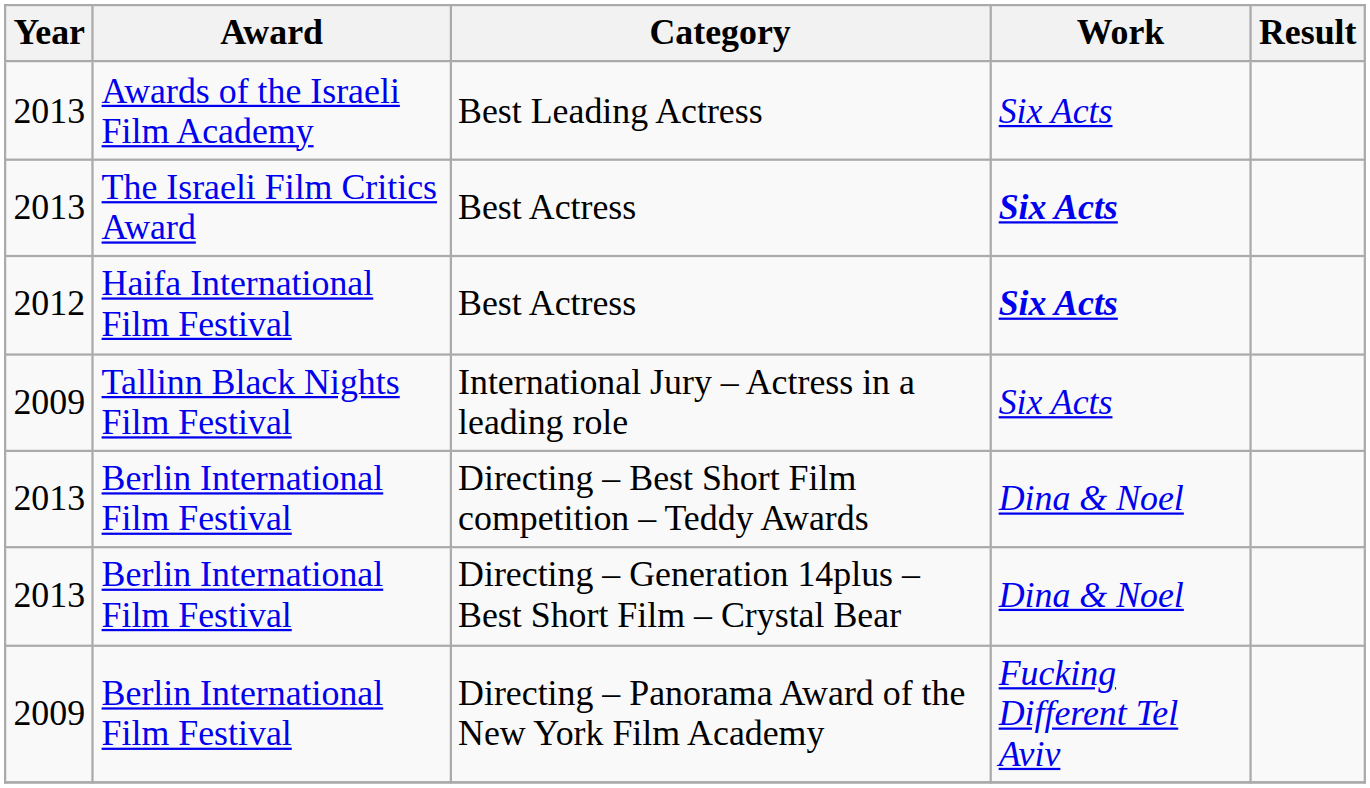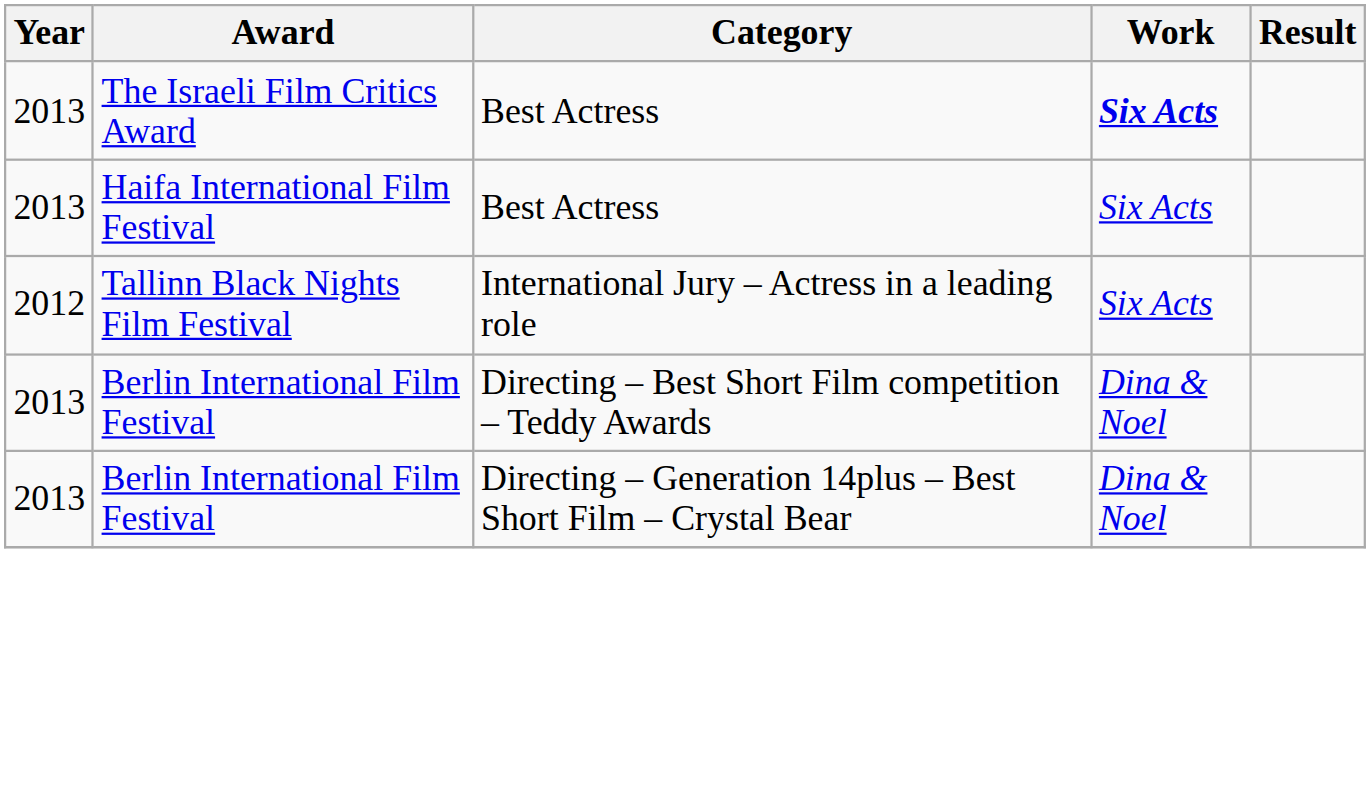- row: (251, 109)
(49, 304) 2012 -> (49, 207) 2013
(1058, 304) bold -> (1156, 207) normal
(49, 401) 2009 -> (49, 304) 2012
- row: (242, 713)
